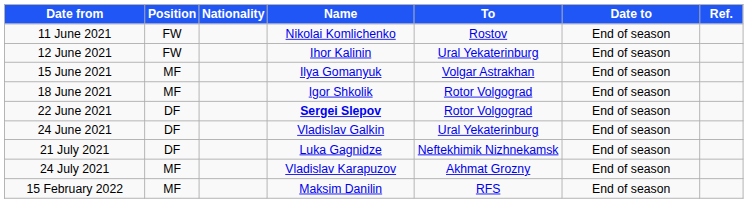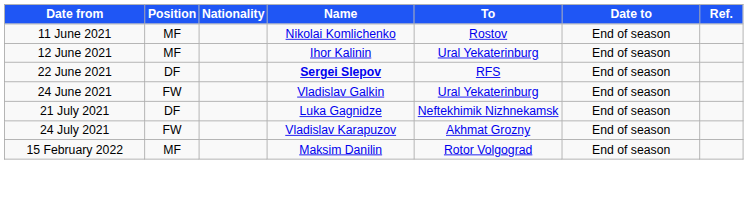(172, 34) FW -> (172, 34) MF
(172, 53) FW -> (172, 53) MF
- row: (75, 72)
- row: (75, 92)
(488, 111) Rotor Volgograd -> (488, 72) RFS
(172, 131) DF -> (172, 92) FW
(172, 169) MF -> (172, 131) FW
(488, 189) RFS -> (488, 150) Rotor Volgograd
